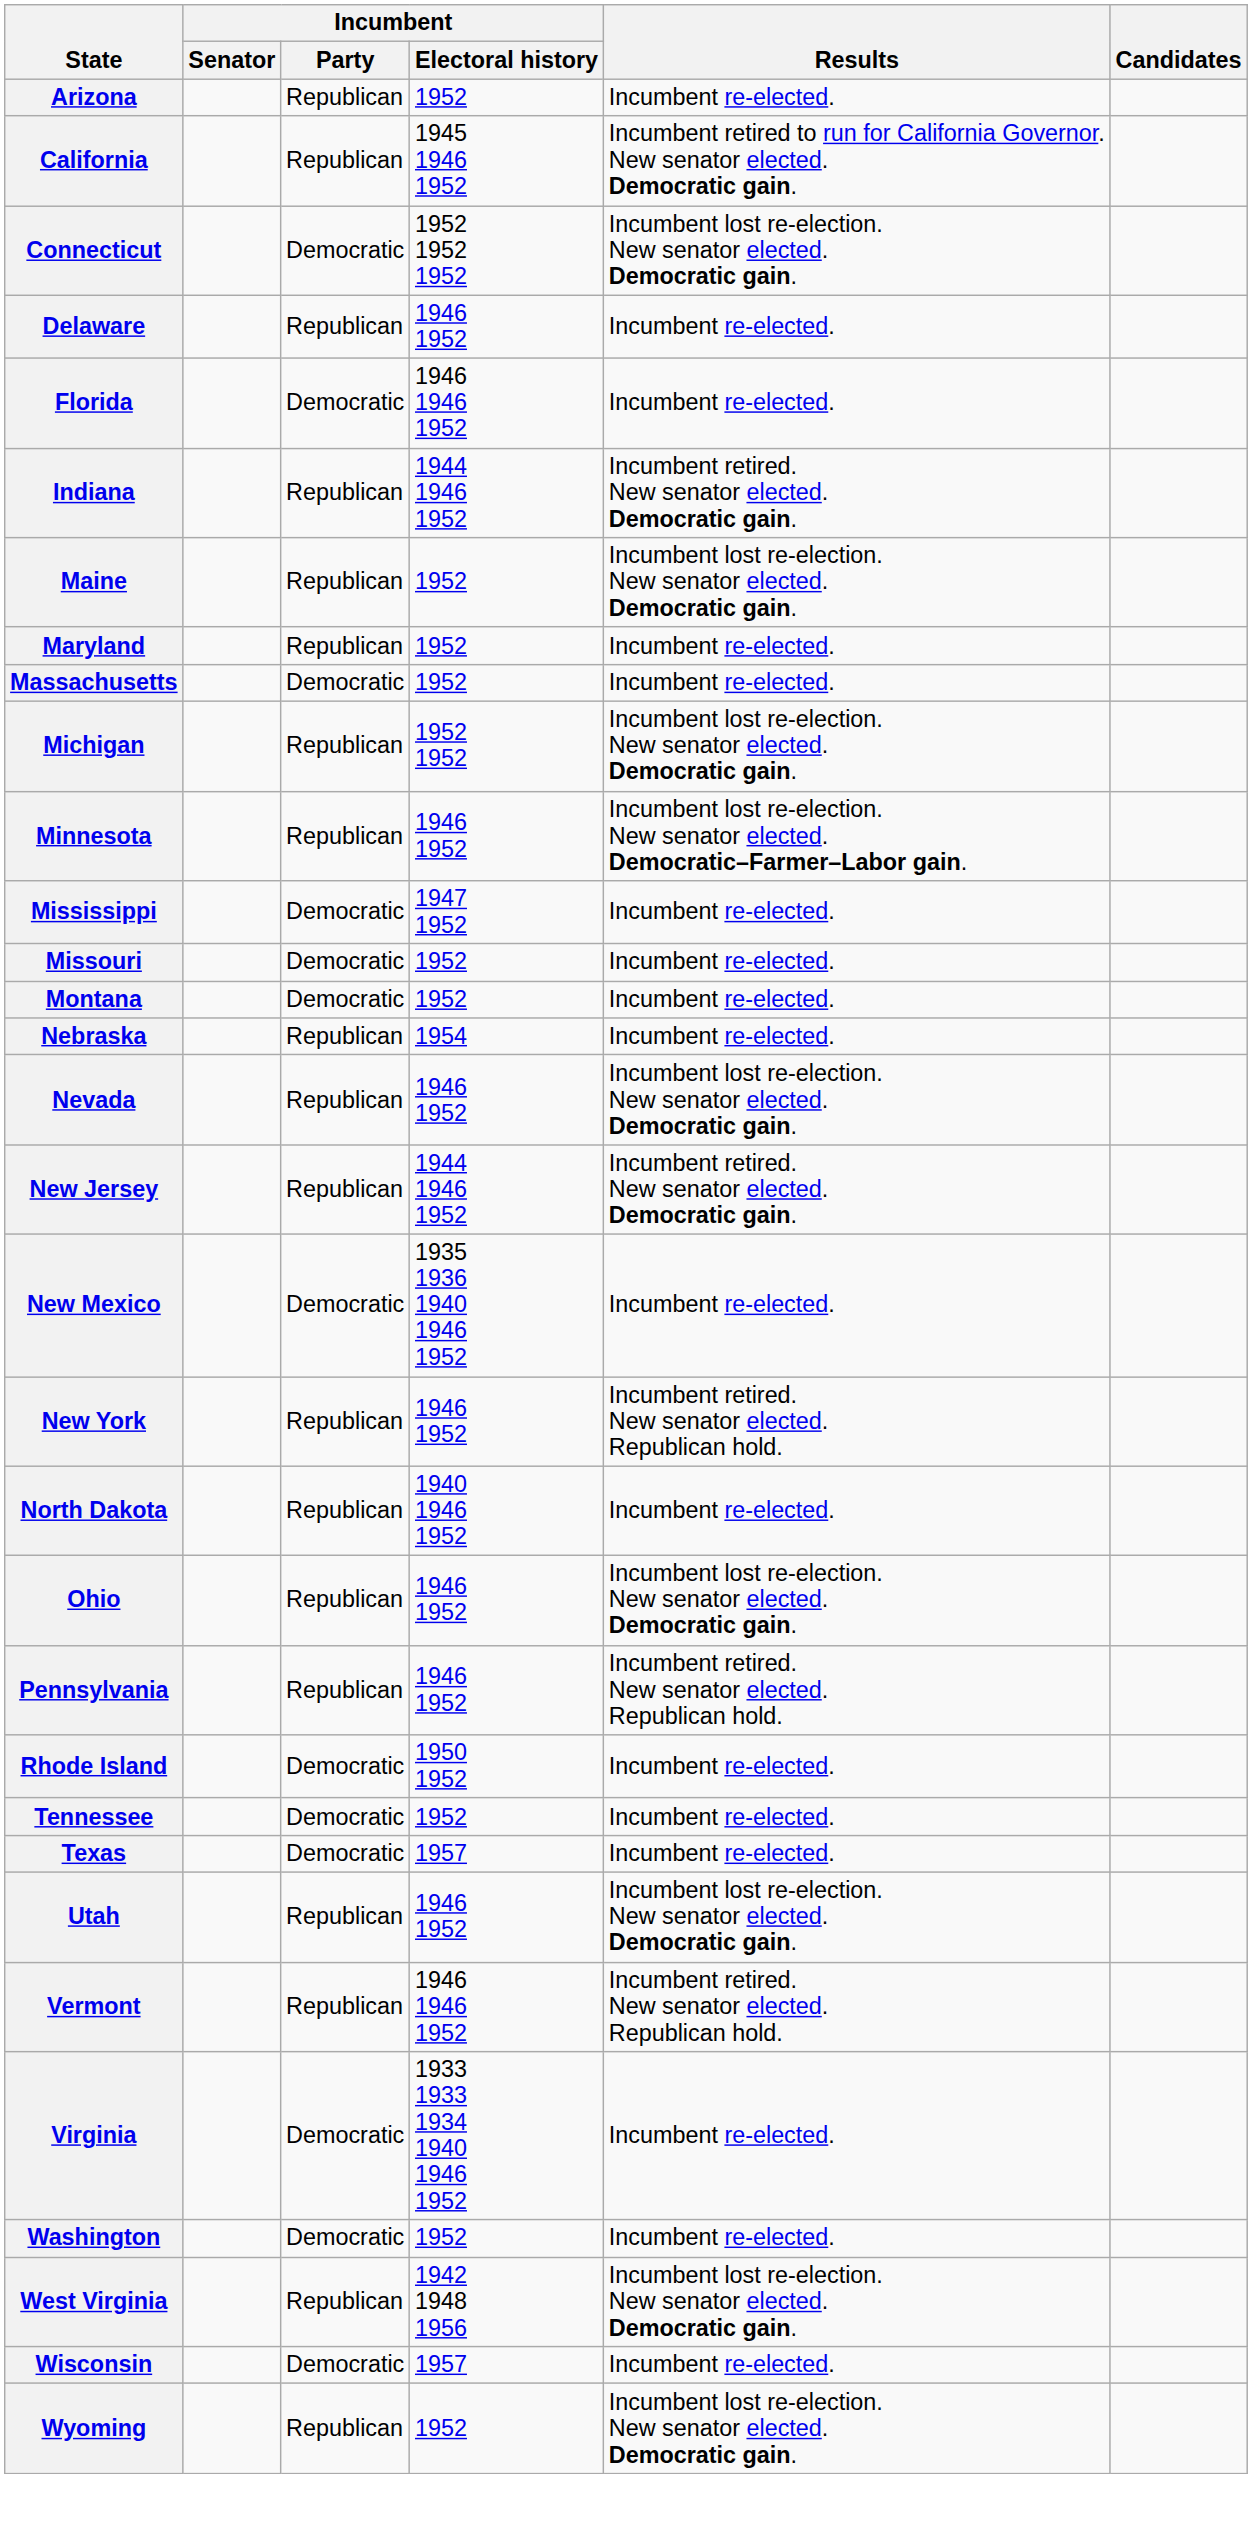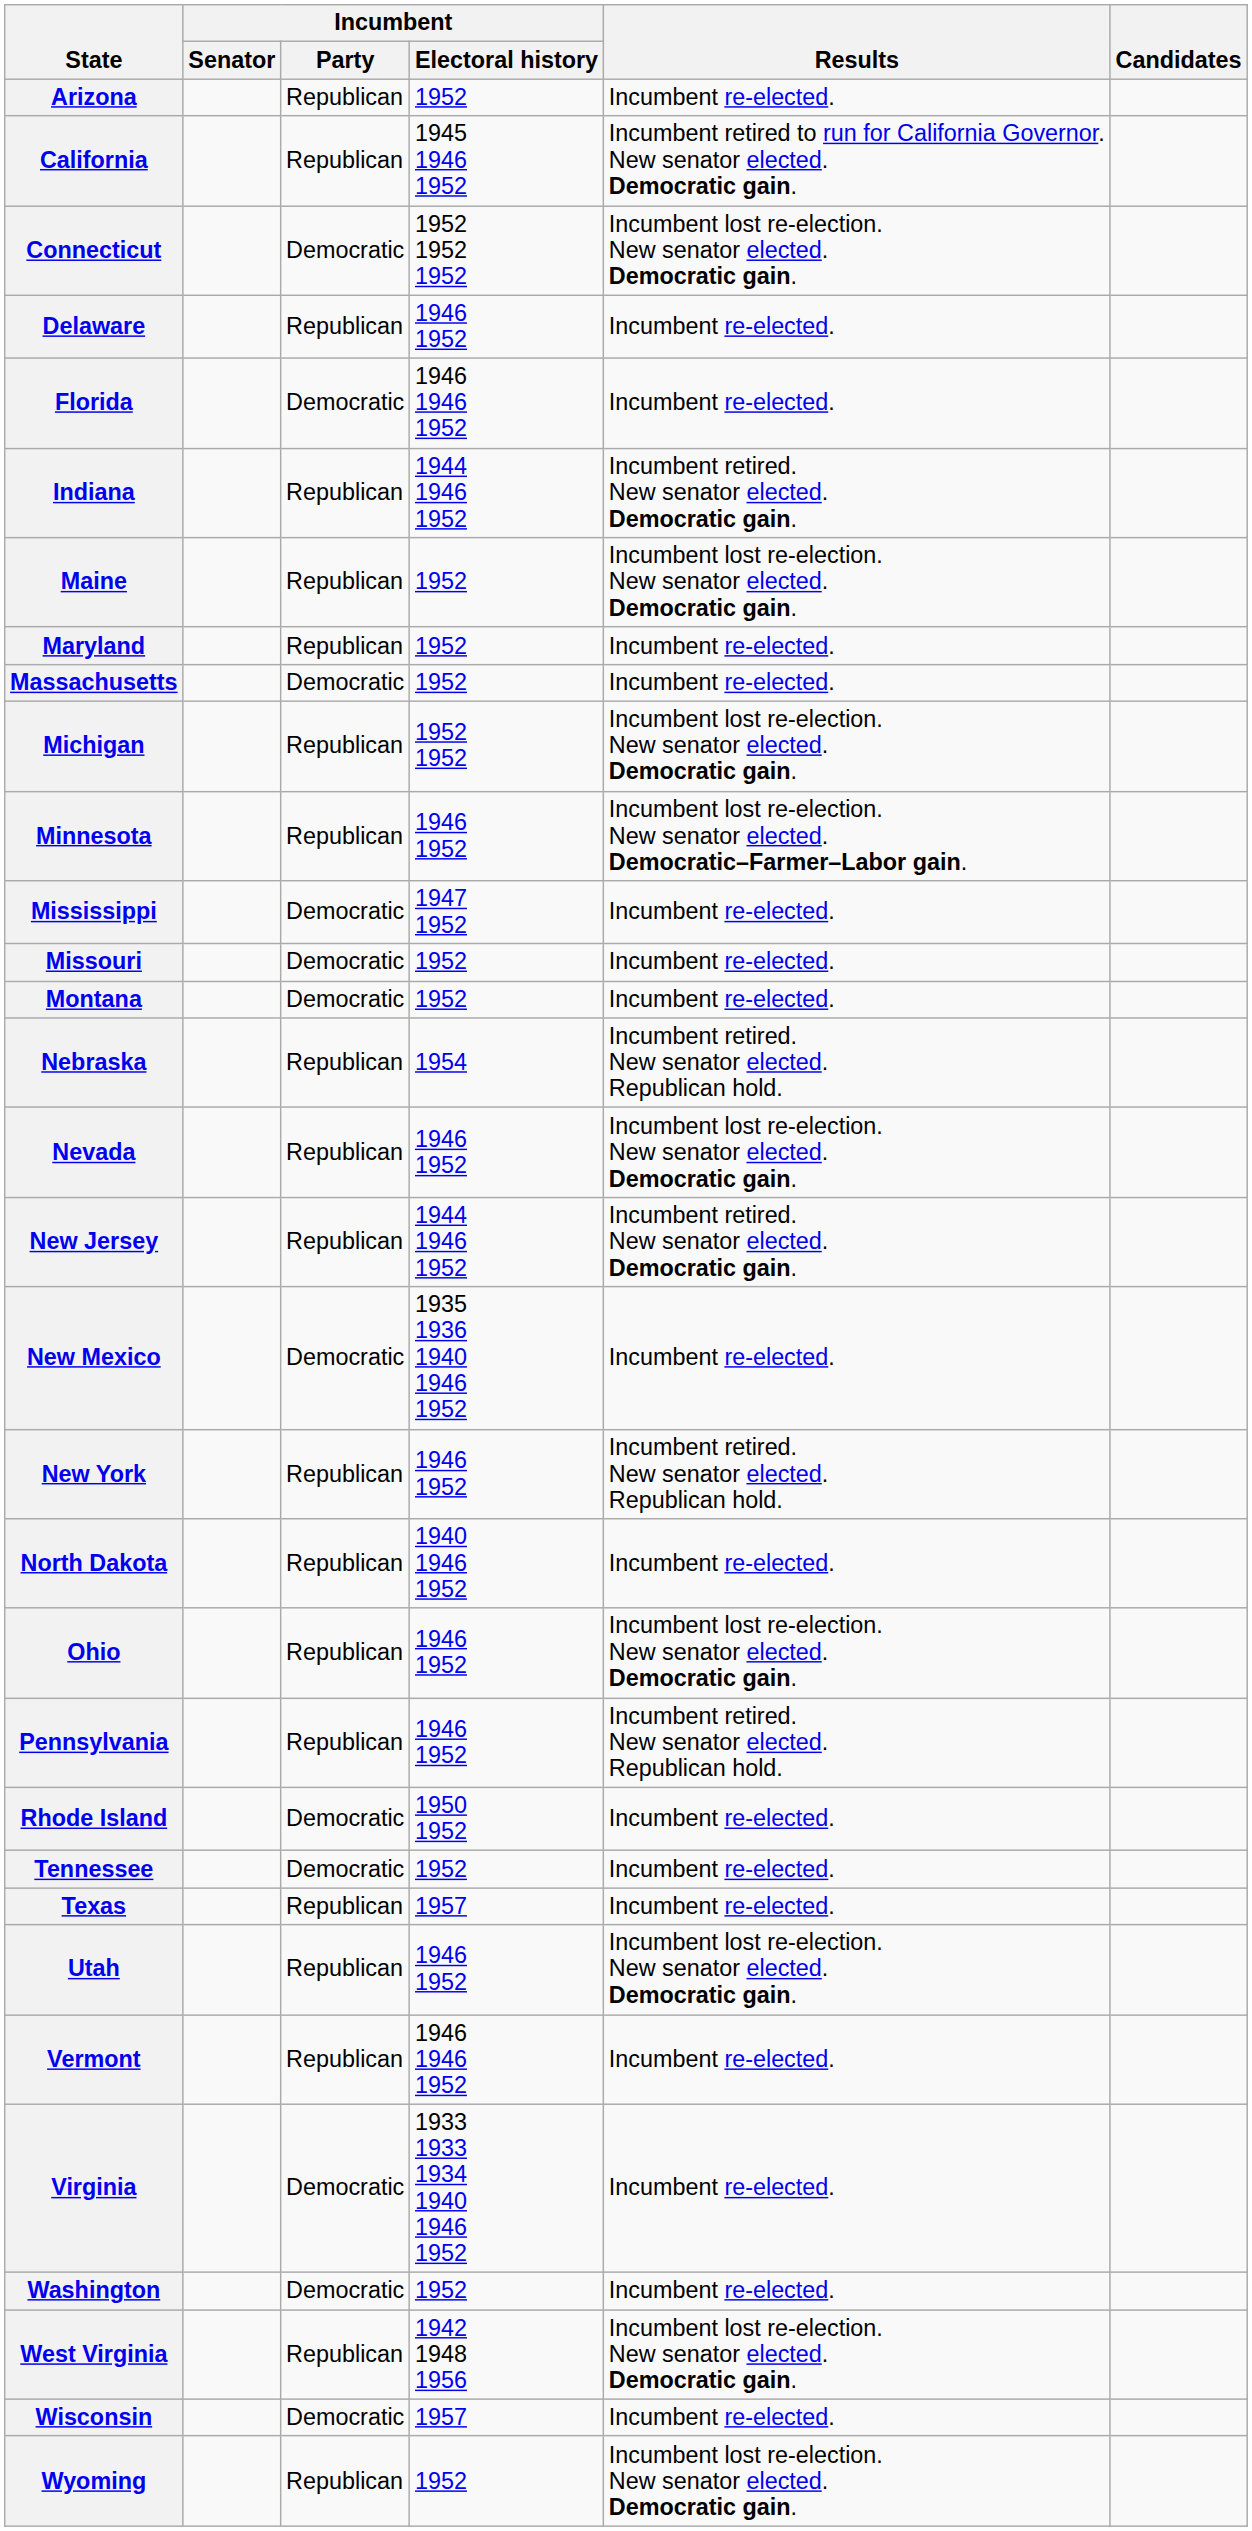(722, 1036) Incumbent re-elected. -> (719, 1062) Incumbent retired. New senator elected. Republican hold.
(345, 1853) Democratic -> (345, 1906) Republican
(719, 2006) Incumbent retired. New senator elected. Republican hold. -> (722, 2058) Incumbent re-elected.
